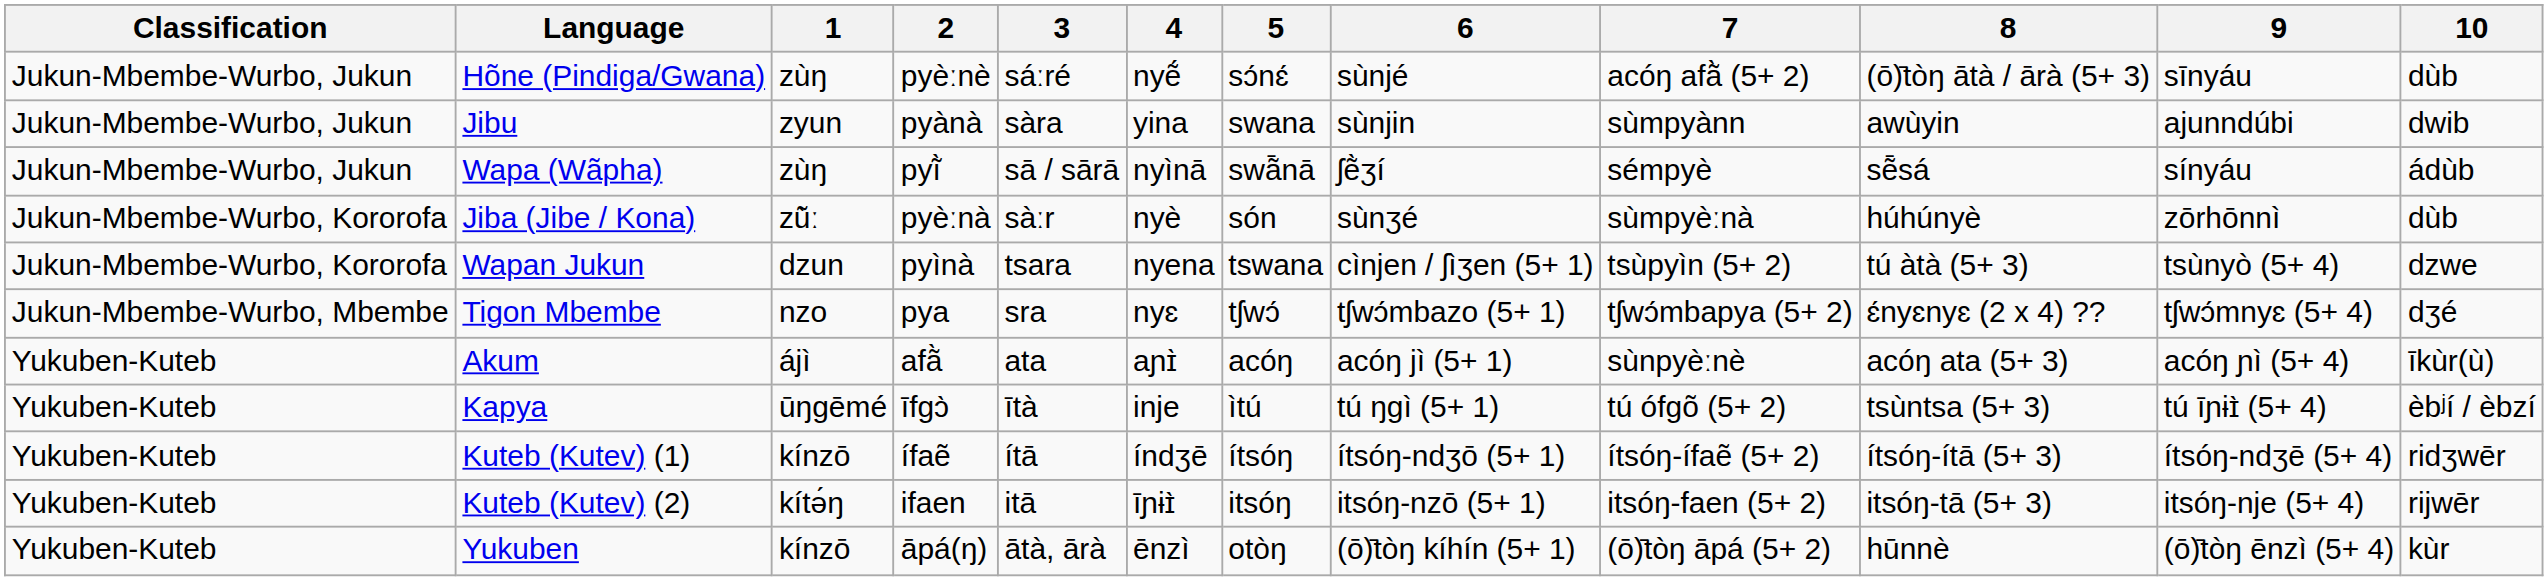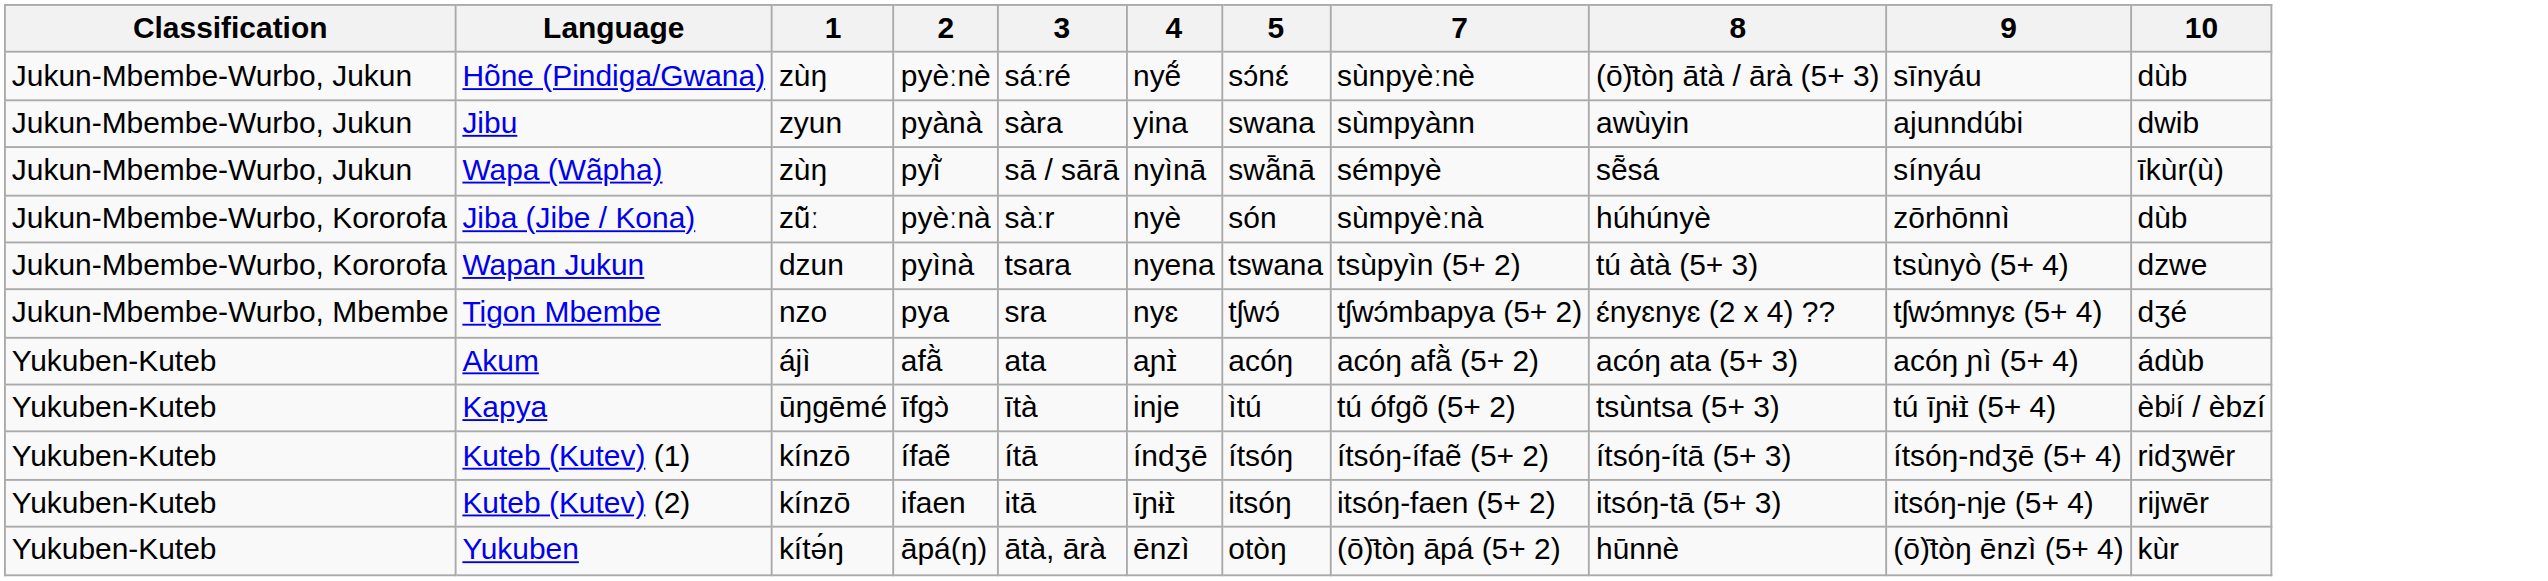- column: (1465, 28)
(1708, 75) acóŋ afã̀ (5+ 2) -> (1406, 75) sùnpyèːnè
(2441, 170) ádùb -> (2181, 170) īkùr(ù)
(1676, 360) sùnpyèːnè -> (1438, 360) acóŋ afã̀ (5+ 2)
(2451, 360) īkùr(ù) -> (2171, 360) ádùb
(811, 502) kítə́ŋ -> (815, 502) kínzō
(815, 550) kínzō -> (811, 550) kítə́ŋ
